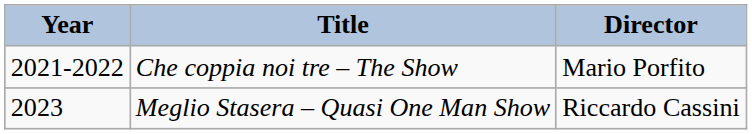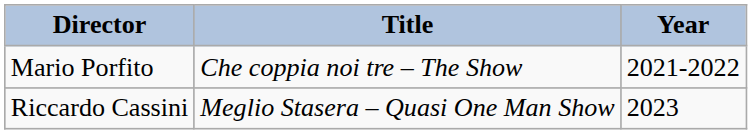columns swapped: (67, 25) <-> (651, 25)
